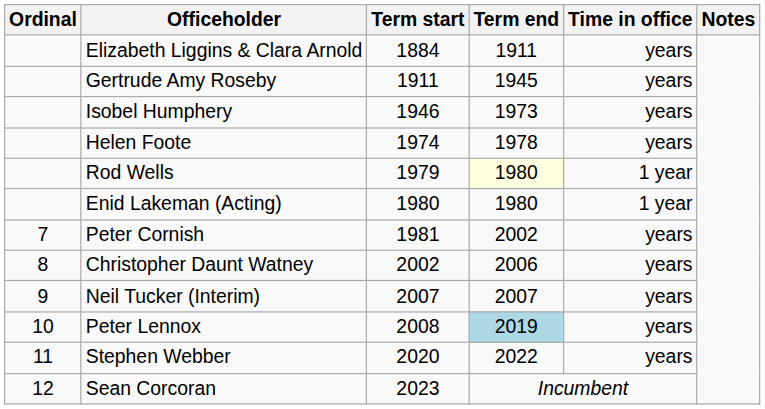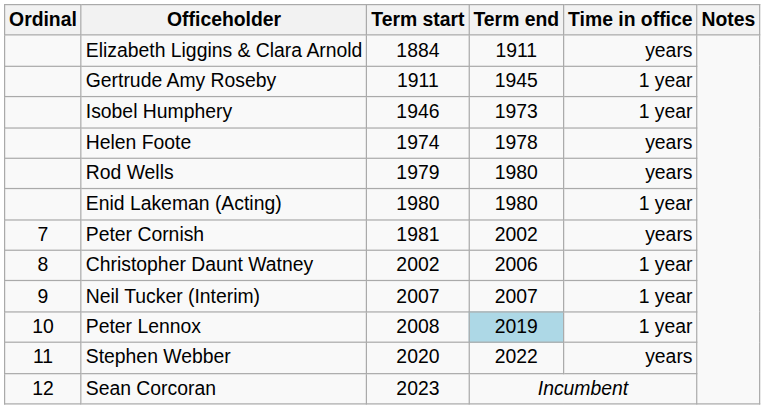(669, 81) years -> (666, 81) 1 year
(669, 111) years -> (666, 111) 1 year
(516, 173) lightyellow background -> (516, 173) no background
(666, 173) 1 year -> (669, 173) years
(669, 265) years -> (666, 265) 1 year
(669, 296) years -> (666, 296) 1 year
(669, 326) years -> (666, 326) 1 year
